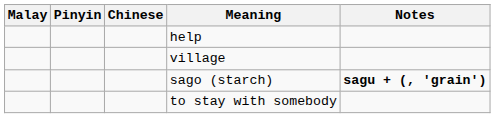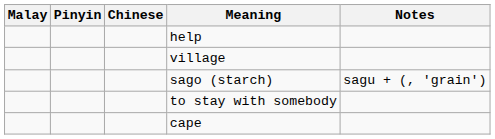(415, 80) bold -> (415, 80) normal
+ row: (186, 123)
